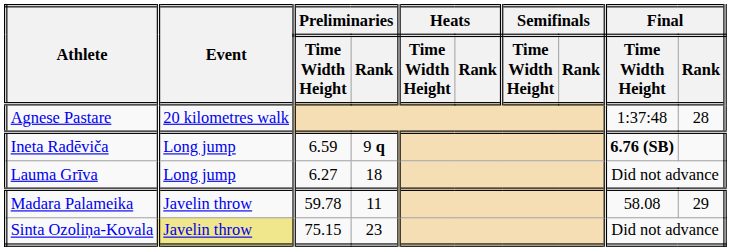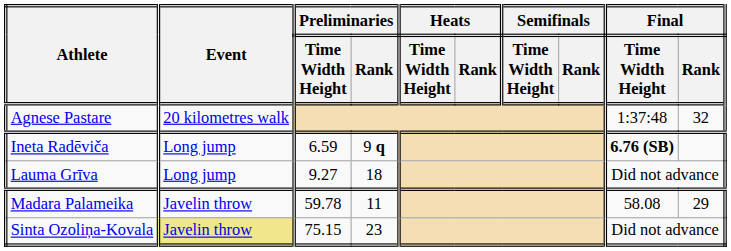(701, 118) 28 -> (701, 118) 32
(323, 174) 6.27 -> (323, 174) 9.27
